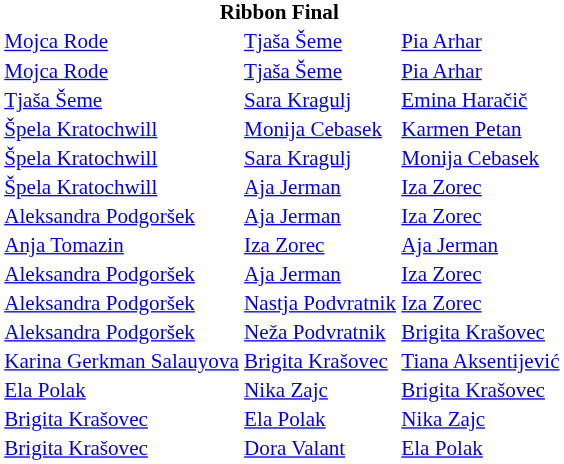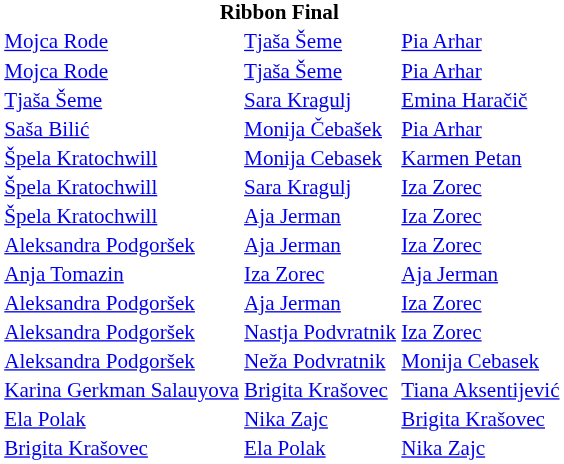+ row: (47, 128)
(470, 157) Monija Cebasek -> (441, 186) Iza Zorec
(473, 332) Brigita Krašovec -> (470, 361) Monija Cebasek
- row: (76, 448)
